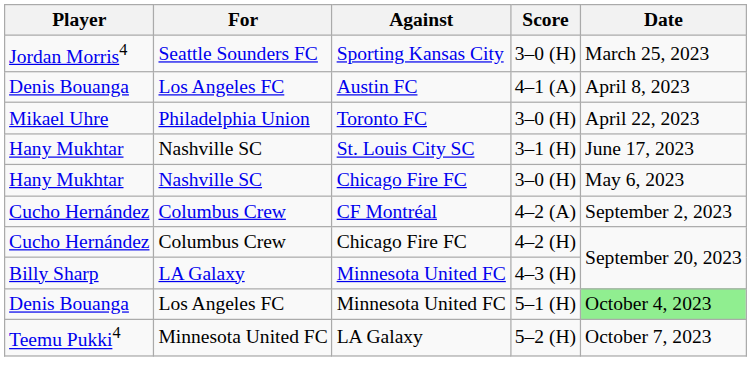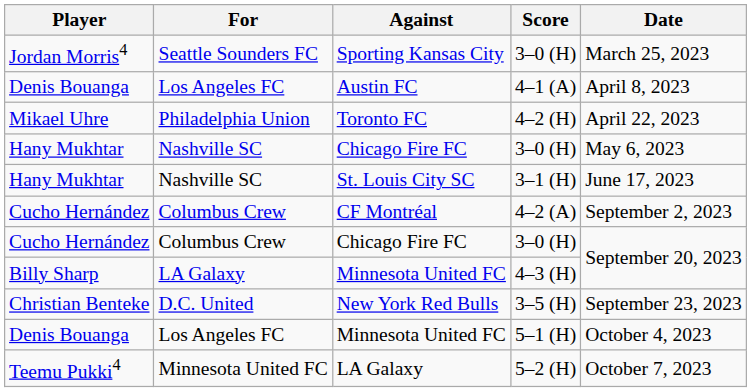(545, 118) 3–0 (H) -> (546, 118) 4–2 (H)
rows swapped: (66, 180) <-> (66, 149)
(545, 241) 4–2 (H) -> (546, 241) 3–0 (H)
+ row: (79, 303)
(648, 303) lightgreen background -> (648, 334) no background
